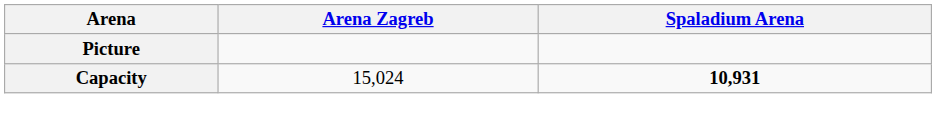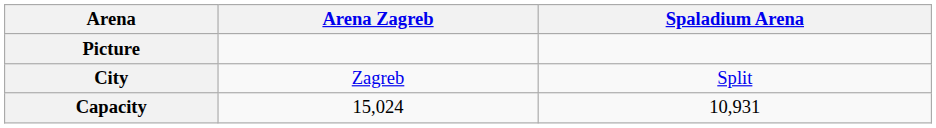+ row: (111, 78)
(735, 78) bold -> (735, 107) normal
